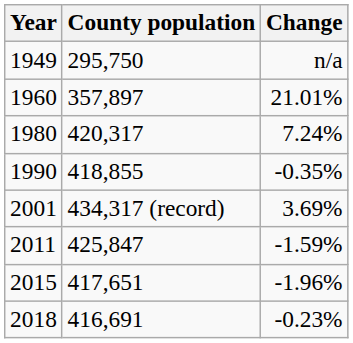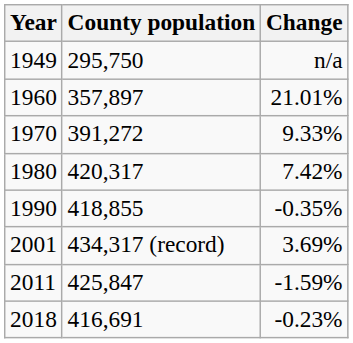+ row: (33, 134)
(312, 134) 7.24% -> (312, 171) 7.42%
- row: (33, 282)
